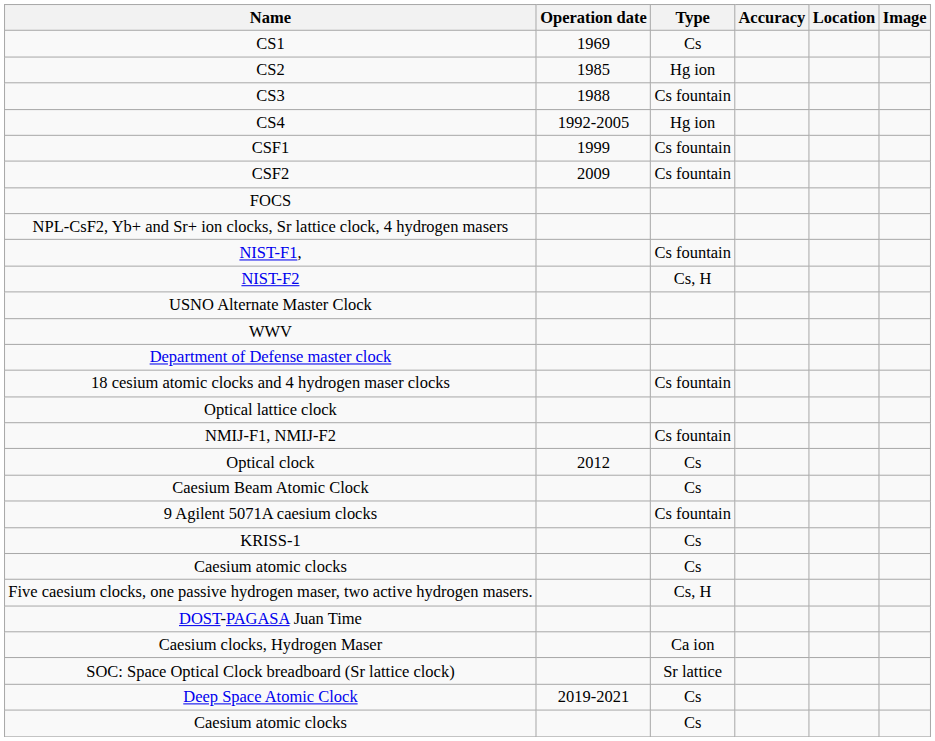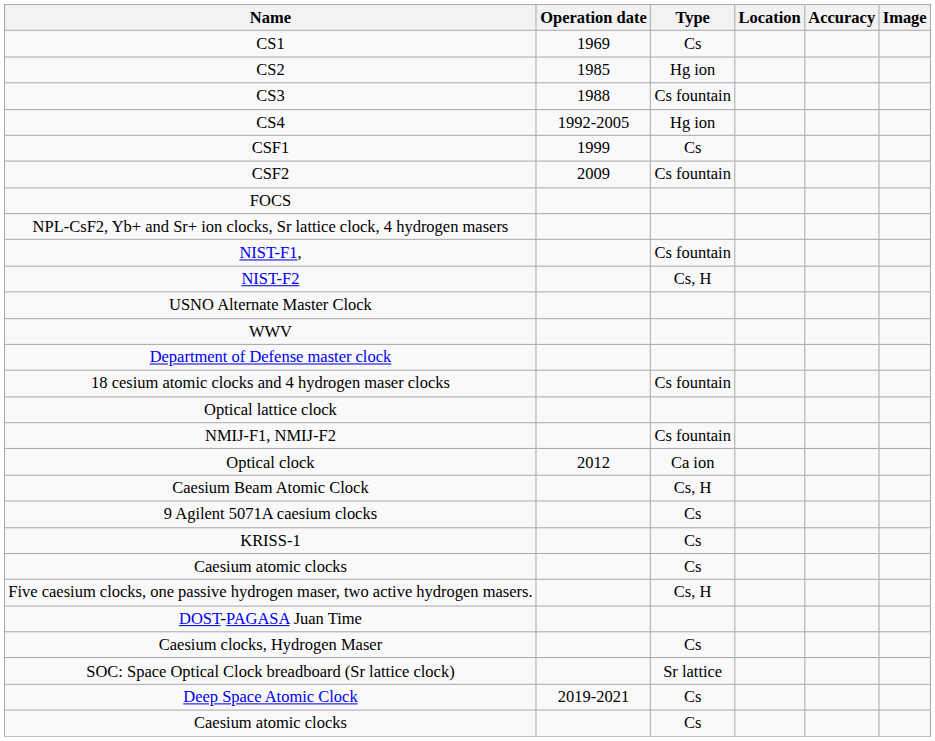columns swapped: (772, 17) <-> (844, 17)
(693, 148) Cs fountain -> (693, 148) Cs
(693, 461) Cs -> (693, 461) Ca ion
(693, 488) Cs -> (693, 488) Cs, H
(693, 514) Cs fountain -> (693, 514) Cs
(693, 644) Ca ion -> (693, 644) Cs
